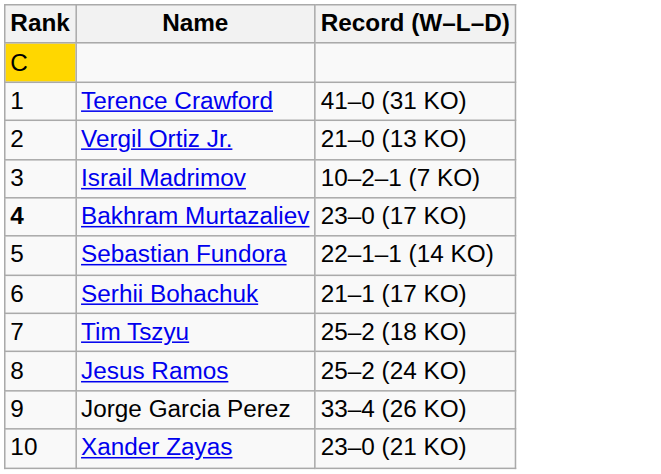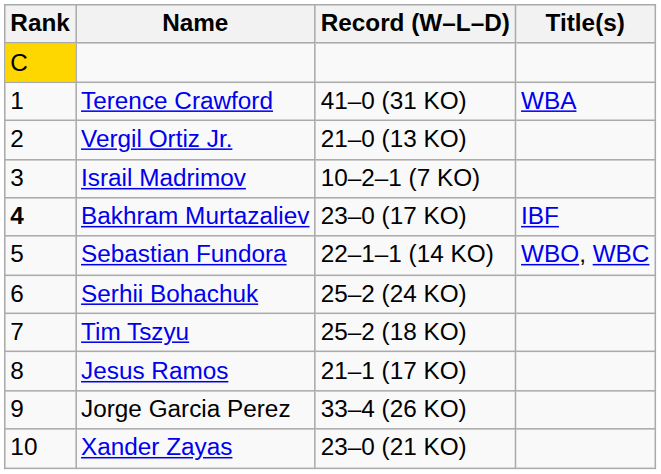+ column: (585, 23)
(394, 293) 21–1 (17 KO) -> (394, 293) 25–2 (24 KO)
(394, 370) 25–2 (24 KO) -> (394, 370) 21–1 (17 KO)
